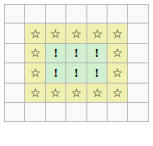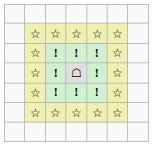+ row: (56, 72)
